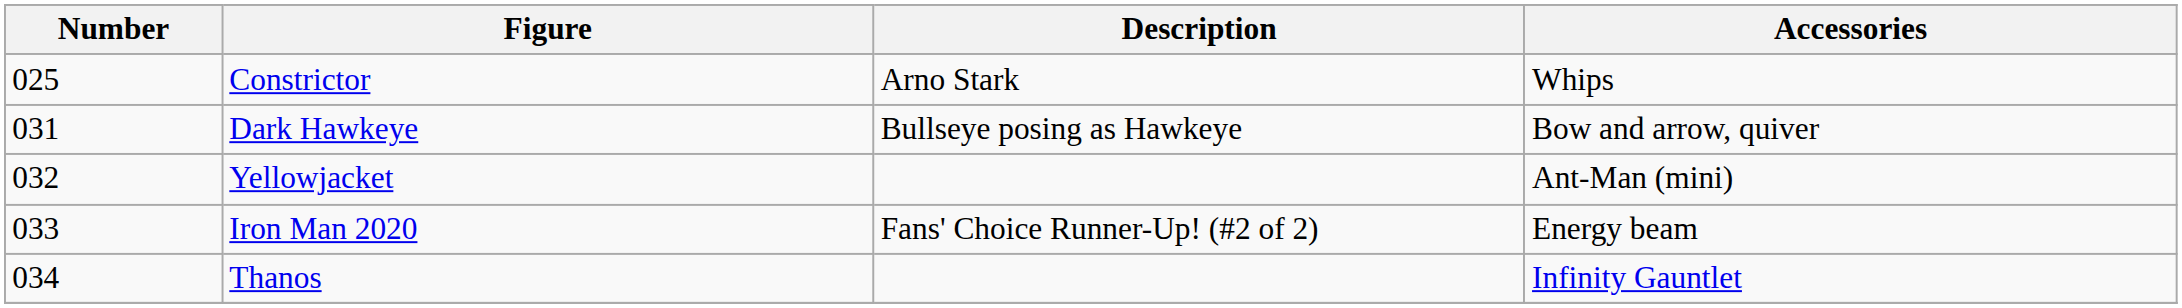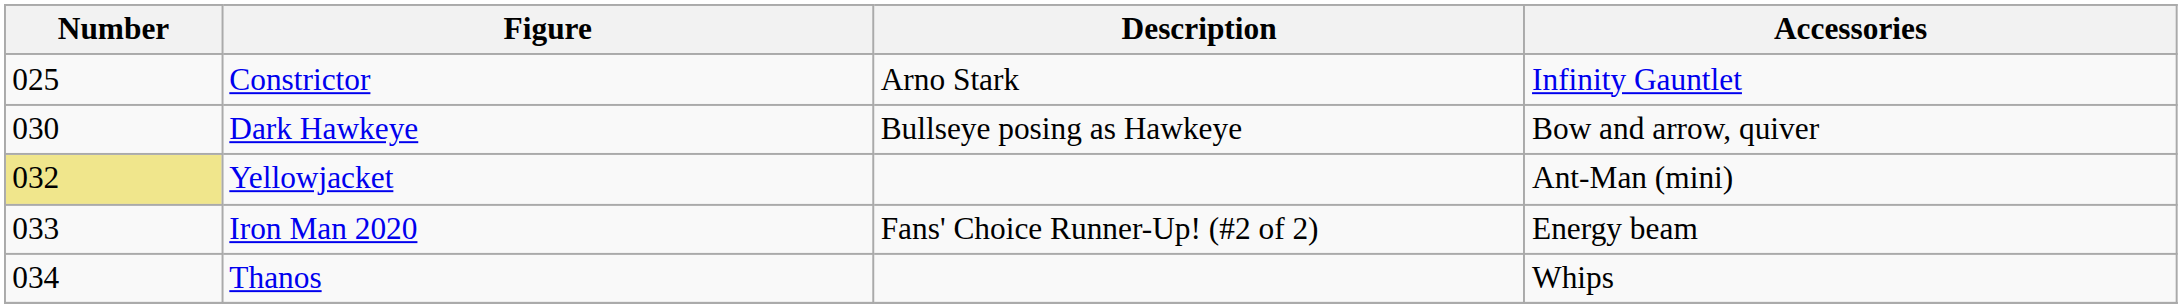(1573, 79) Whips -> (1637, 79) Infinity Gauntlet
(36, 128) 031 -> (36, 128) 030
(36, 178) no background -> (36, 178) khaki background
(1637, 278) Infinity Gauntlet -> (1573, 278) Whips
